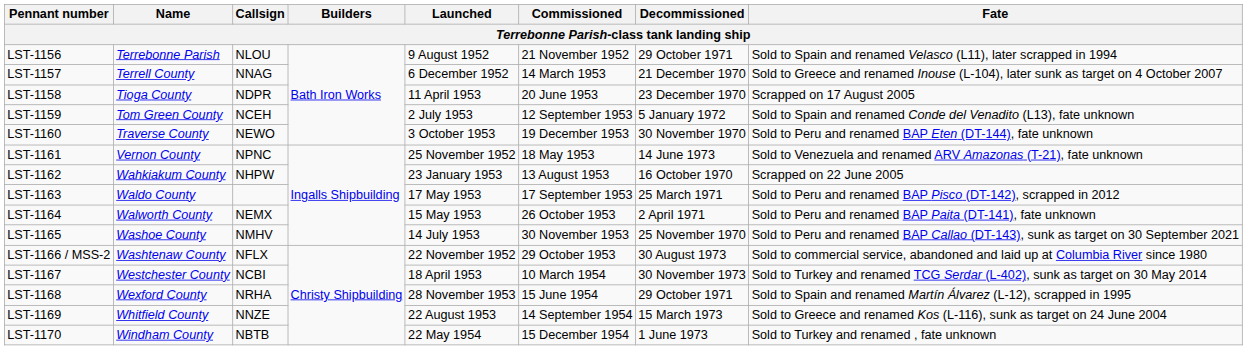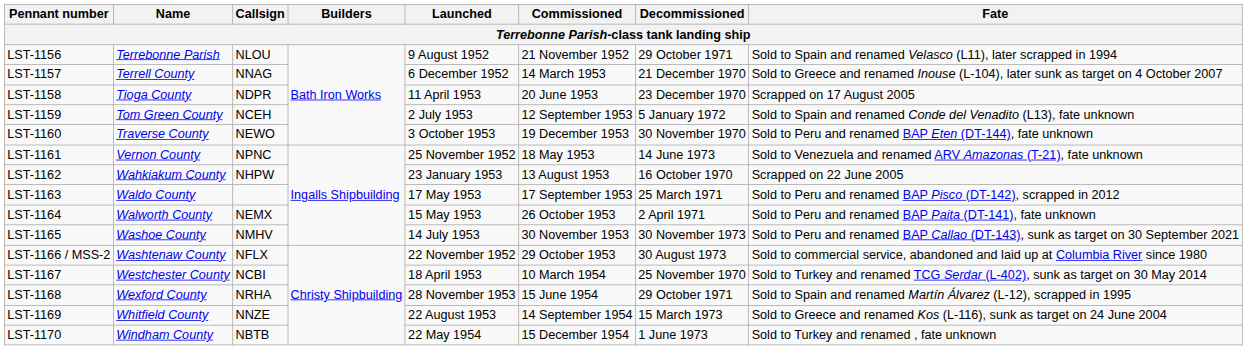(692, 235) 25 November 1970 -> (692, 235) 30 November 1973
(692, 275) 30 November 1973 -> (692, 275) 25 November 1970
